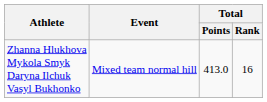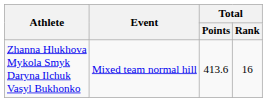(216, 69) 413.0 -> (216, 69) 413.6
